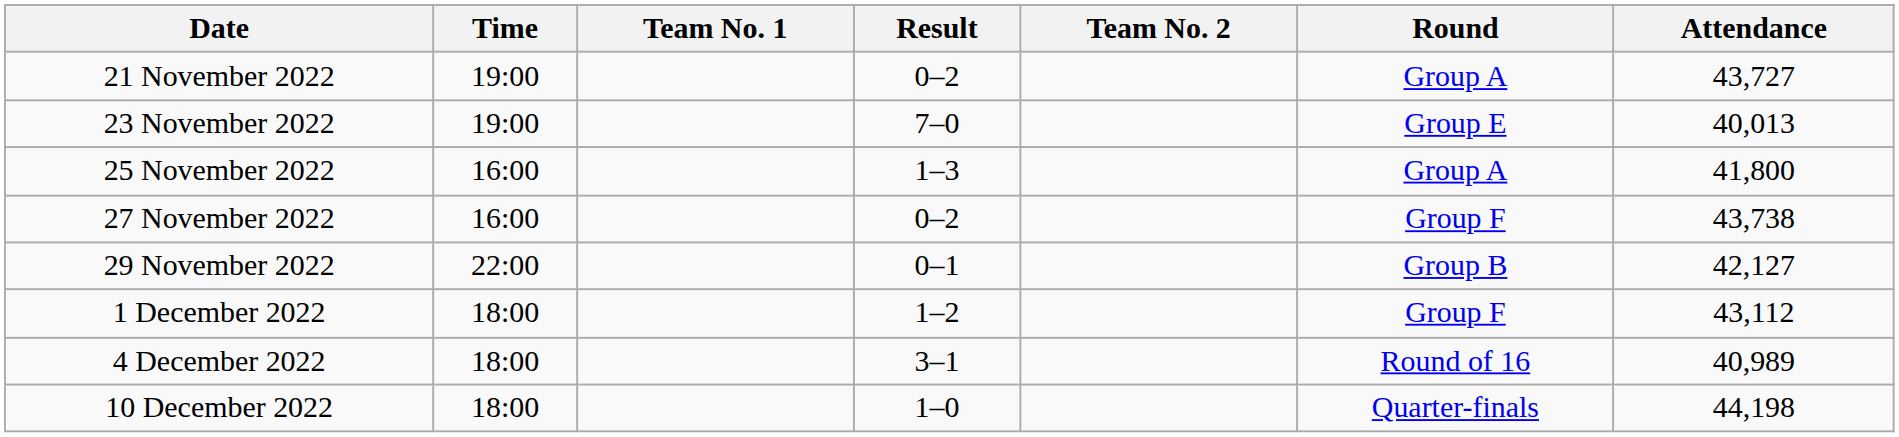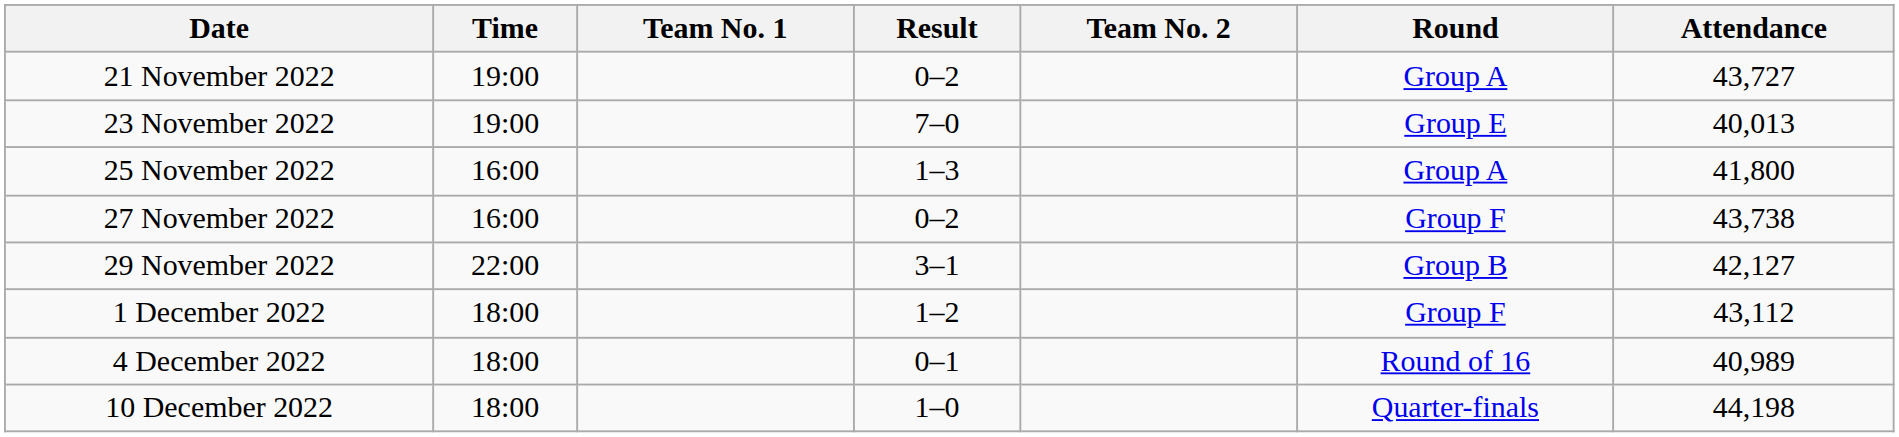(937, 265) 0–1 -> (937, 265) 3–1
(937, 360) 3–1 -> (937, 360) 0–1
